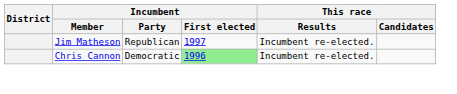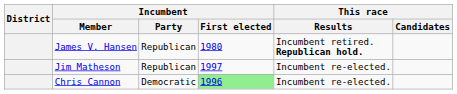+ row: (96, 47)
